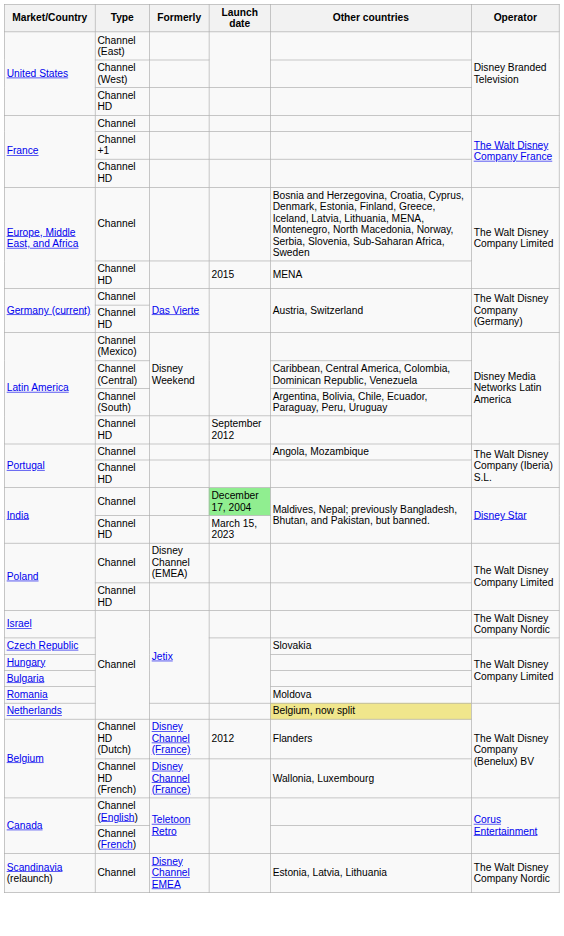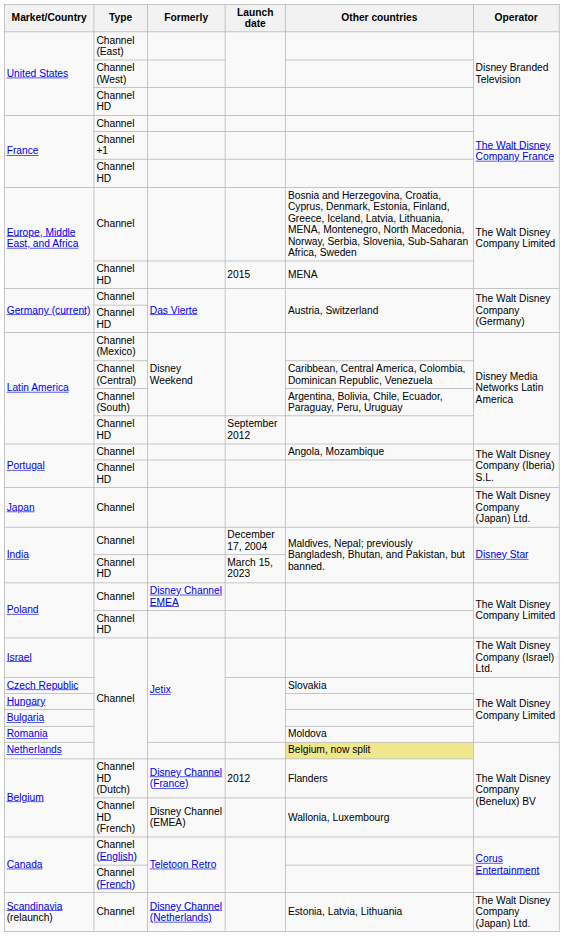+ row: (21, 507)
(235, 501) lightgreen background -> (251, 541) no background
(171, 563) Disney Channel (EMEA) -> (186, 596) Disney Channel EMEA
(512, 624) The Walt Disney Company Nordic -> (515, 657) The Walt Disney Company (Israel) Ltd.
(171, 778) Disney Channel (France) -> (186, 817) Disney Channel (EMEA)
(171, 873) Disney Channel EMEA -> (186, 912) Disney Channel (Netherlands)
(512, 873) The Walt Disney Company Nordic -> (513, 912) The Walt Disney Company (Japan) Ltd.
